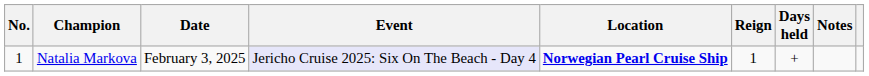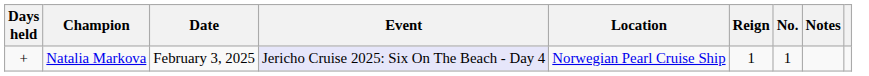columns swapped: (19, 25) <-> (794, 25)
(635, 58) bold -> (639, 58) normal
